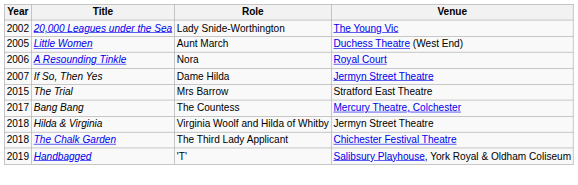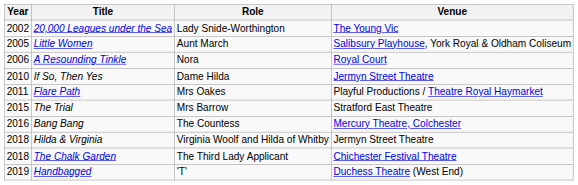(398, 44) Duchess Theatre (West End) -> (452, 44) Salibsury Playhouse, York Royal & Oldham Coliseum
(18, 76) 2007 -> (18, 76) 2010
+ row: (57, 92)
(18, 108) 2017 -> (18, 124) 2016
(452, 156) Salibsury Playhouse, York Royal & Oldham Coliseum -> (398, 172) Duchess Theatre (West End)
